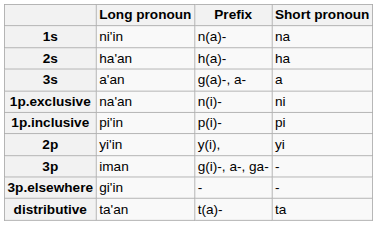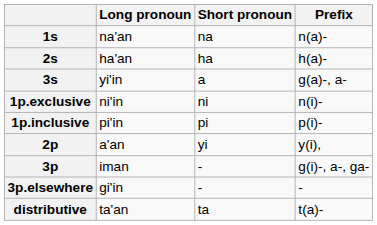columns swapped: (322, 15) <-> (233, 15)
(111, 36) ni'in -> (116, 36) na'an
(112, 79) a'an -> (111, 79) yi'in
(116, 101) na'an -> (111, 101) ni'in
(111, 144) yi'in -> (112, 144) a'an
